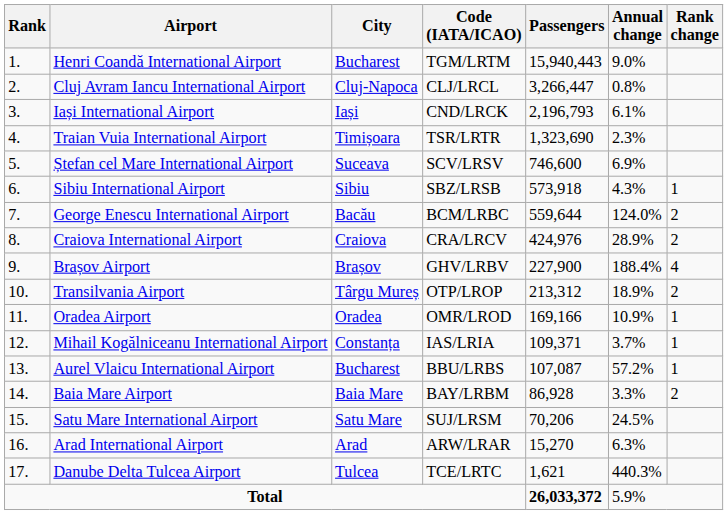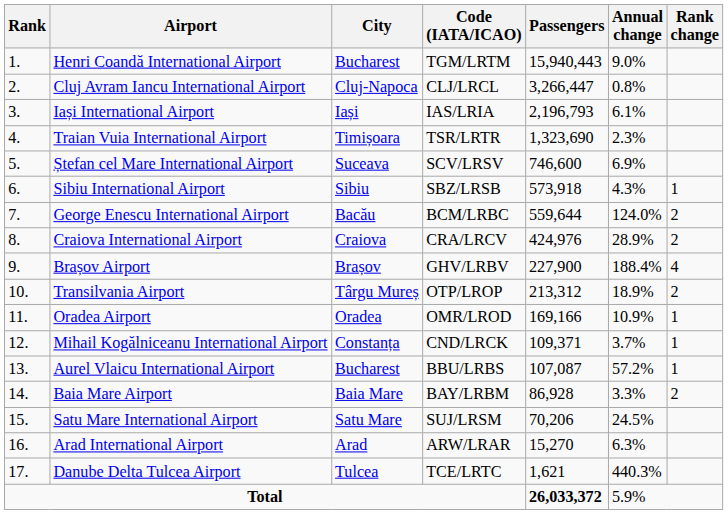(467, 112) CND/LRCK -> (460, 112) IAS/LRIA
(460, 343) IAS/LRIA -> (467, 343) CND/LRCK
